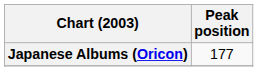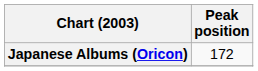(222, 54) 177 -> (222, 54) 172
